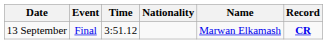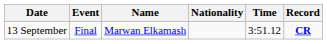columns swapped: (240, 13) <-> (121, 13)
